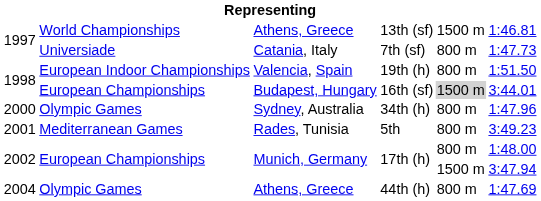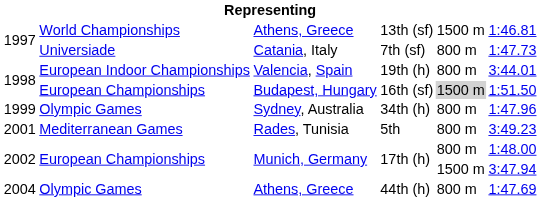(512, 70) 1:51.50 -> (512, 70) 3:44.01
(512, 90) 3:44.01 -> (512, 90) 1:51.50
(20, 109) 2000 -> (20, 109) 1999
